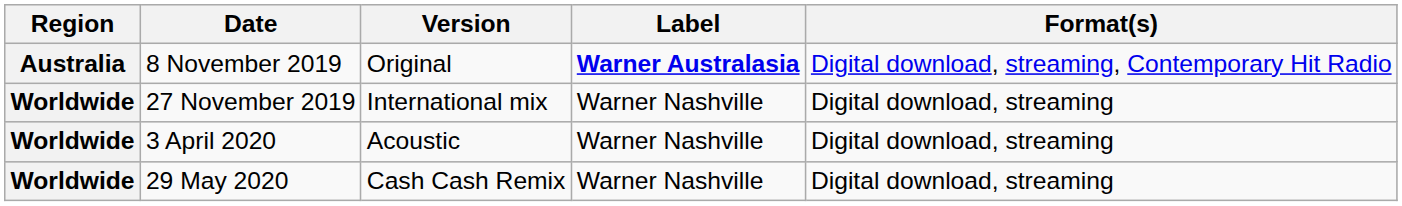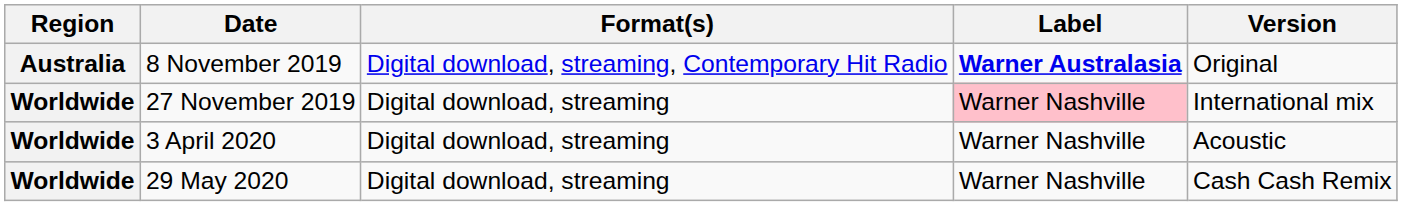columns swapped: (1101, 24) <-> (466, 24)
(670, 102) no background -> (1052, 102) pink background
